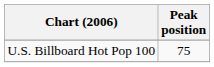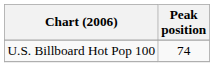(184, 51) 75 -> (184, 51) 74
